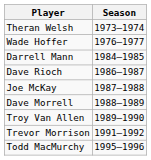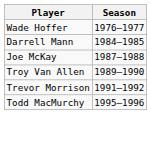- row: (40, 27)
- row: (34, 72)
- row: (40, 102)
